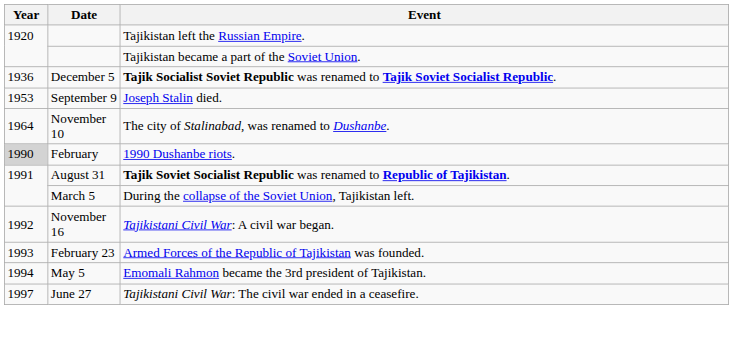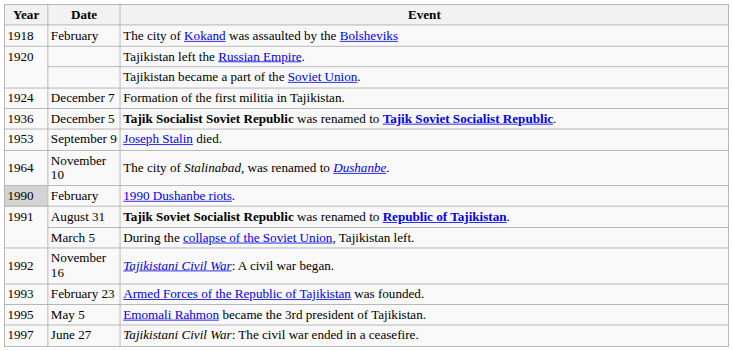+ row: (261, 35)
+ row: (234, 98)
(21, 273) 1994 -> (21, 314) 1995
